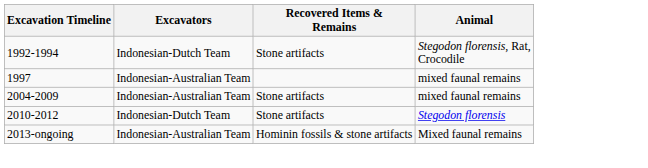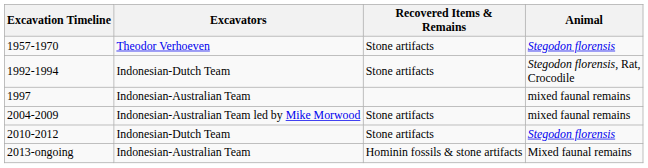+ row: (33, 45)
(183, 96) Indonesian-Australian Team -> (238, 115) Indonesian-Australian Team led by Mike Morwood
